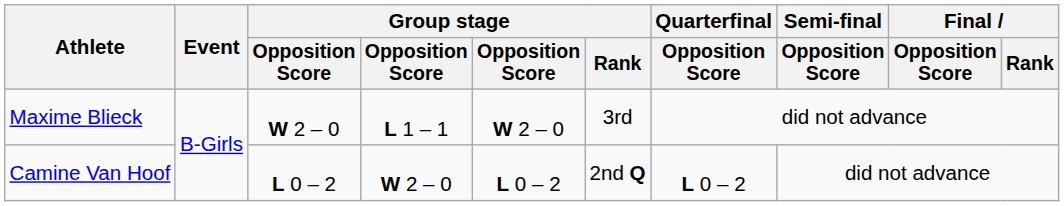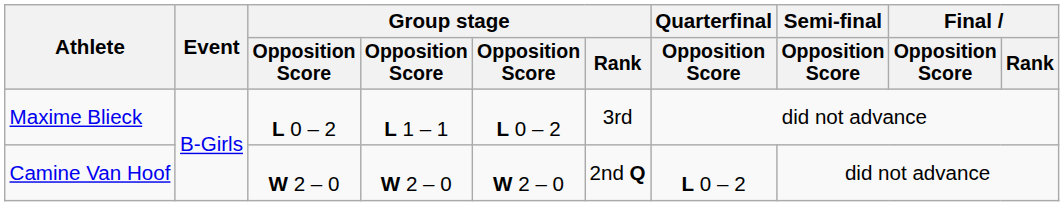(304, 129) W 2 – 0 -> (304, 129) L 0 – 2
(529, 129) W 2 – 0 -> (529, 129) L 0 – 2
(304, 184) L 0 – 2 -> (304, 184) W 2 – 0
(529, 184) L 0 – 2 -> (529, 184) W 2 – 0
